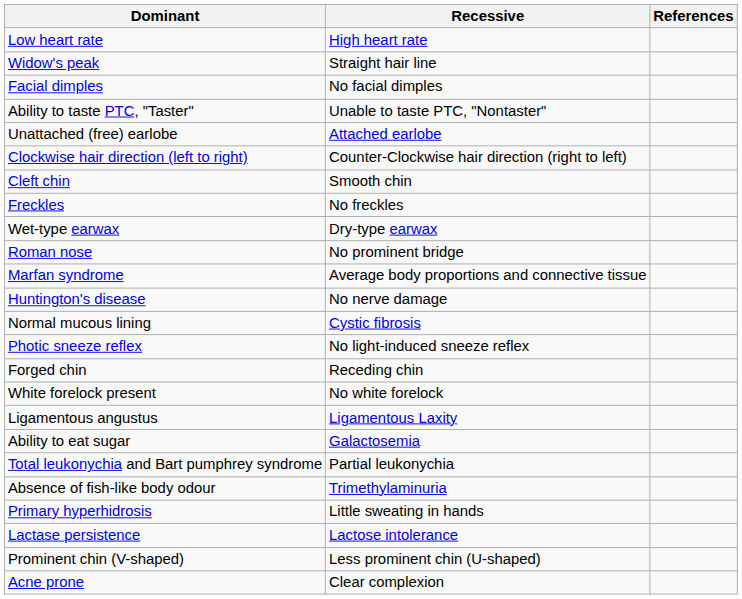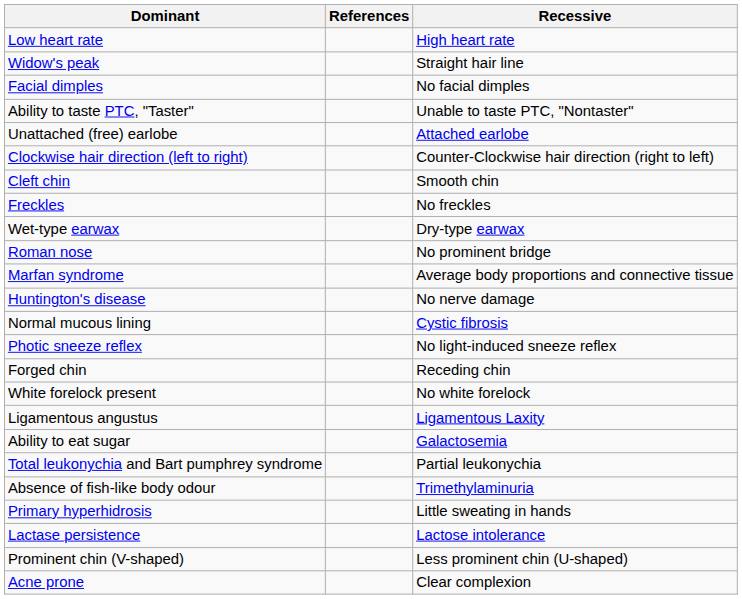columns swapped: (488, 16) <-> (693, 16)
